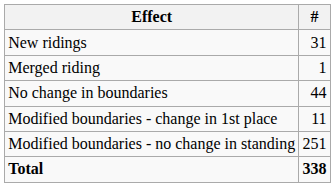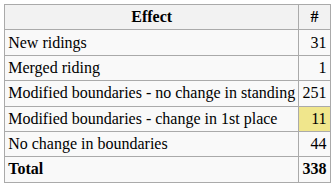rows swapped: (88, 93) <-> (152, 144)
(319, 118) no background -> (319, 118) khaki background
